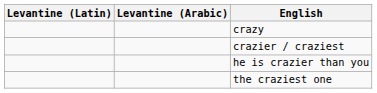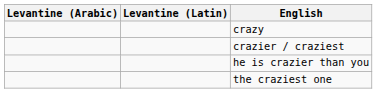columns swapped: (172, 13) <-> (59, 13)
